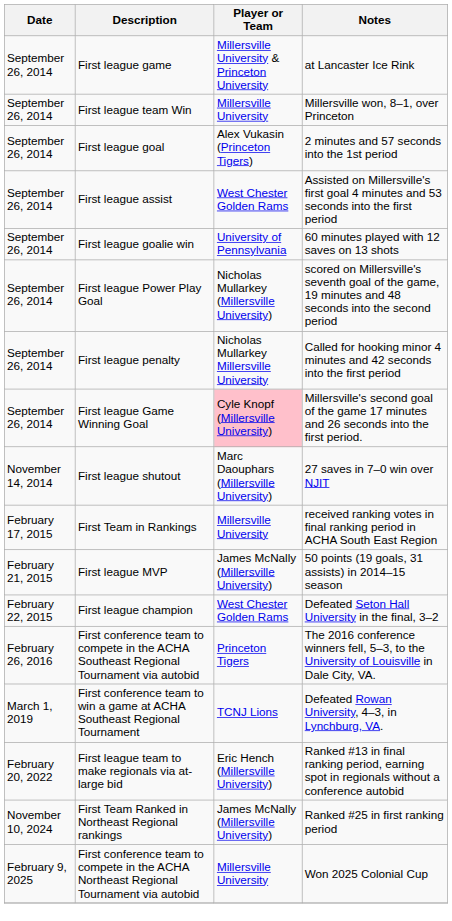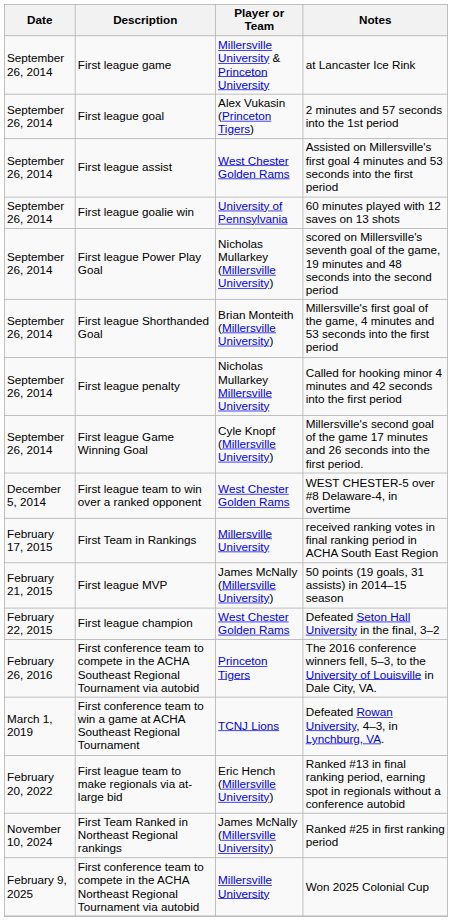- row: (135, 109)
+ row: (143, 328)
(246, 418) pink background -> (247, 444) no background
- row: (129, 476)
+ row: (140, 495)
